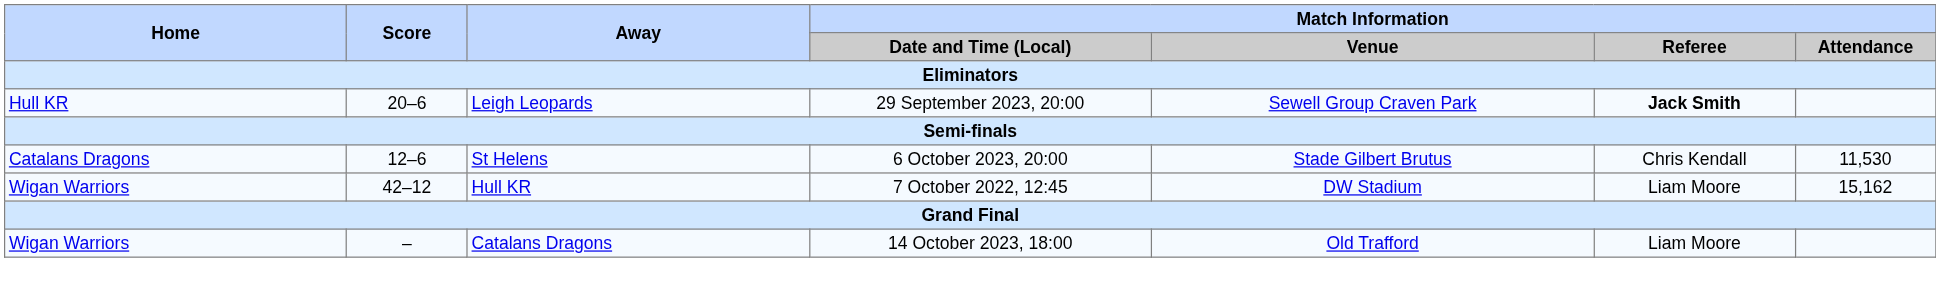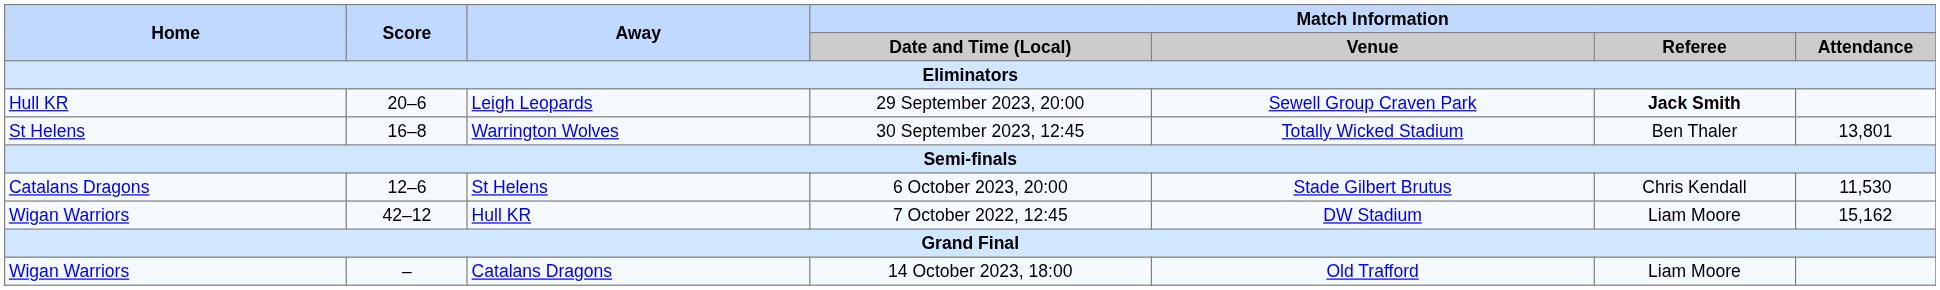+ row: (545, 131)
